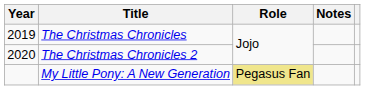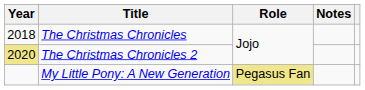(21, 34) 2019 -> (21, 34) 2018
(21, 54) no background -> (21, 54) khaki background
